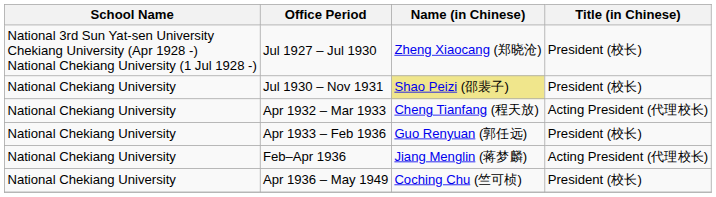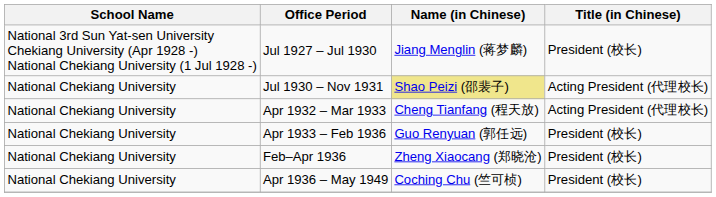(468, 50) Zheng Xiaocang (郑晓沧) -> (461, 50) Jiang Menglin (蒋梦麟)
(595, 86) President (校长) -> (628, 86) Acting President (代理校长)
(461, 156) Jiang Menglin (蒋梦麟) -> (468, 156) Zheng Xiaocang (郑晓沧)
(628, 156) Acting President (代理校长) -> (595, 156) President (校长)
